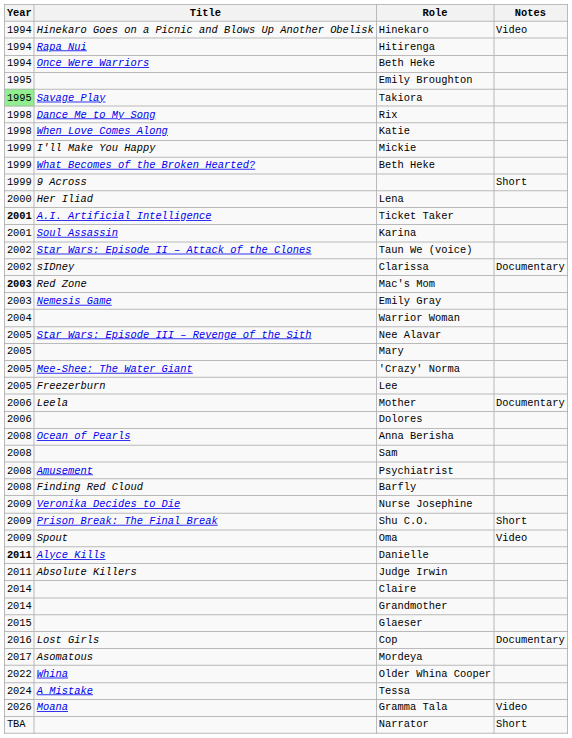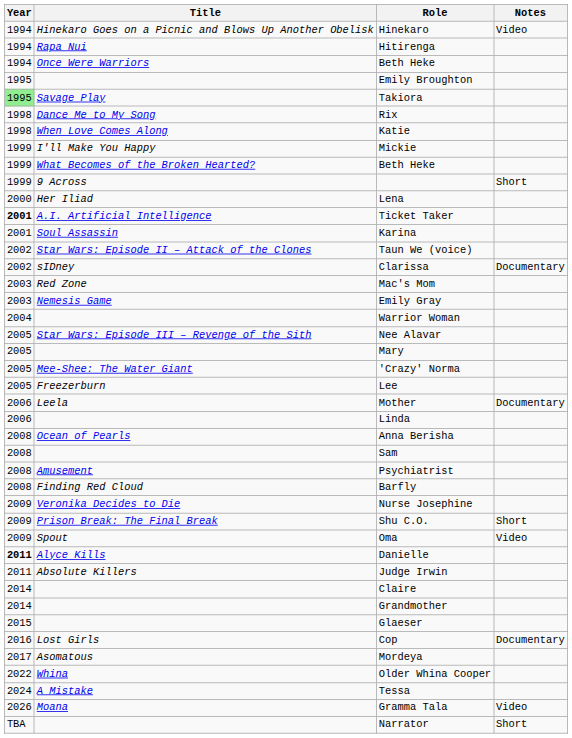(19, 284) bold -> (19, 284) normal
+ row: (205, 420)
- row: (205, 420)
